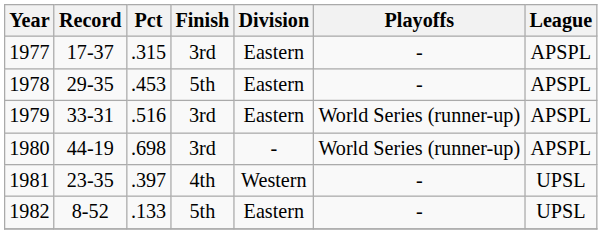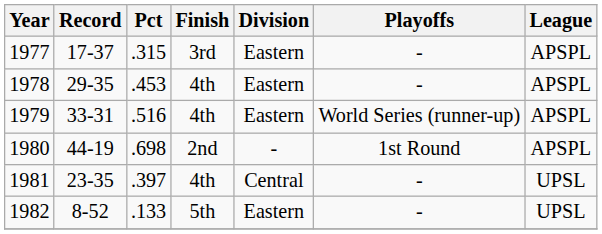(202, 84) 5th -> (202, 84) 4th
(202, 116) 3rd -> (202, 116) 4th
(202, 148) 3rd -> (202, 148) 2nd
(419, 148) World Series (runner-up) -> (419, 148) 1st Round
(274, 180) Western -> (274, 180) Central
